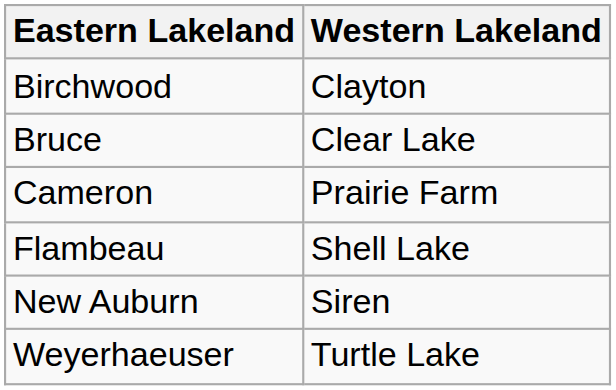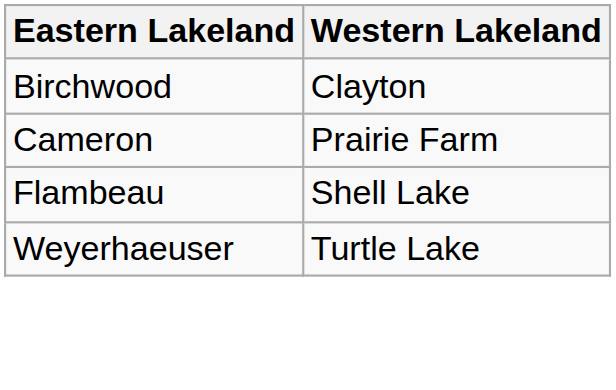- row: (57, 139)
- row: (106, 301)
